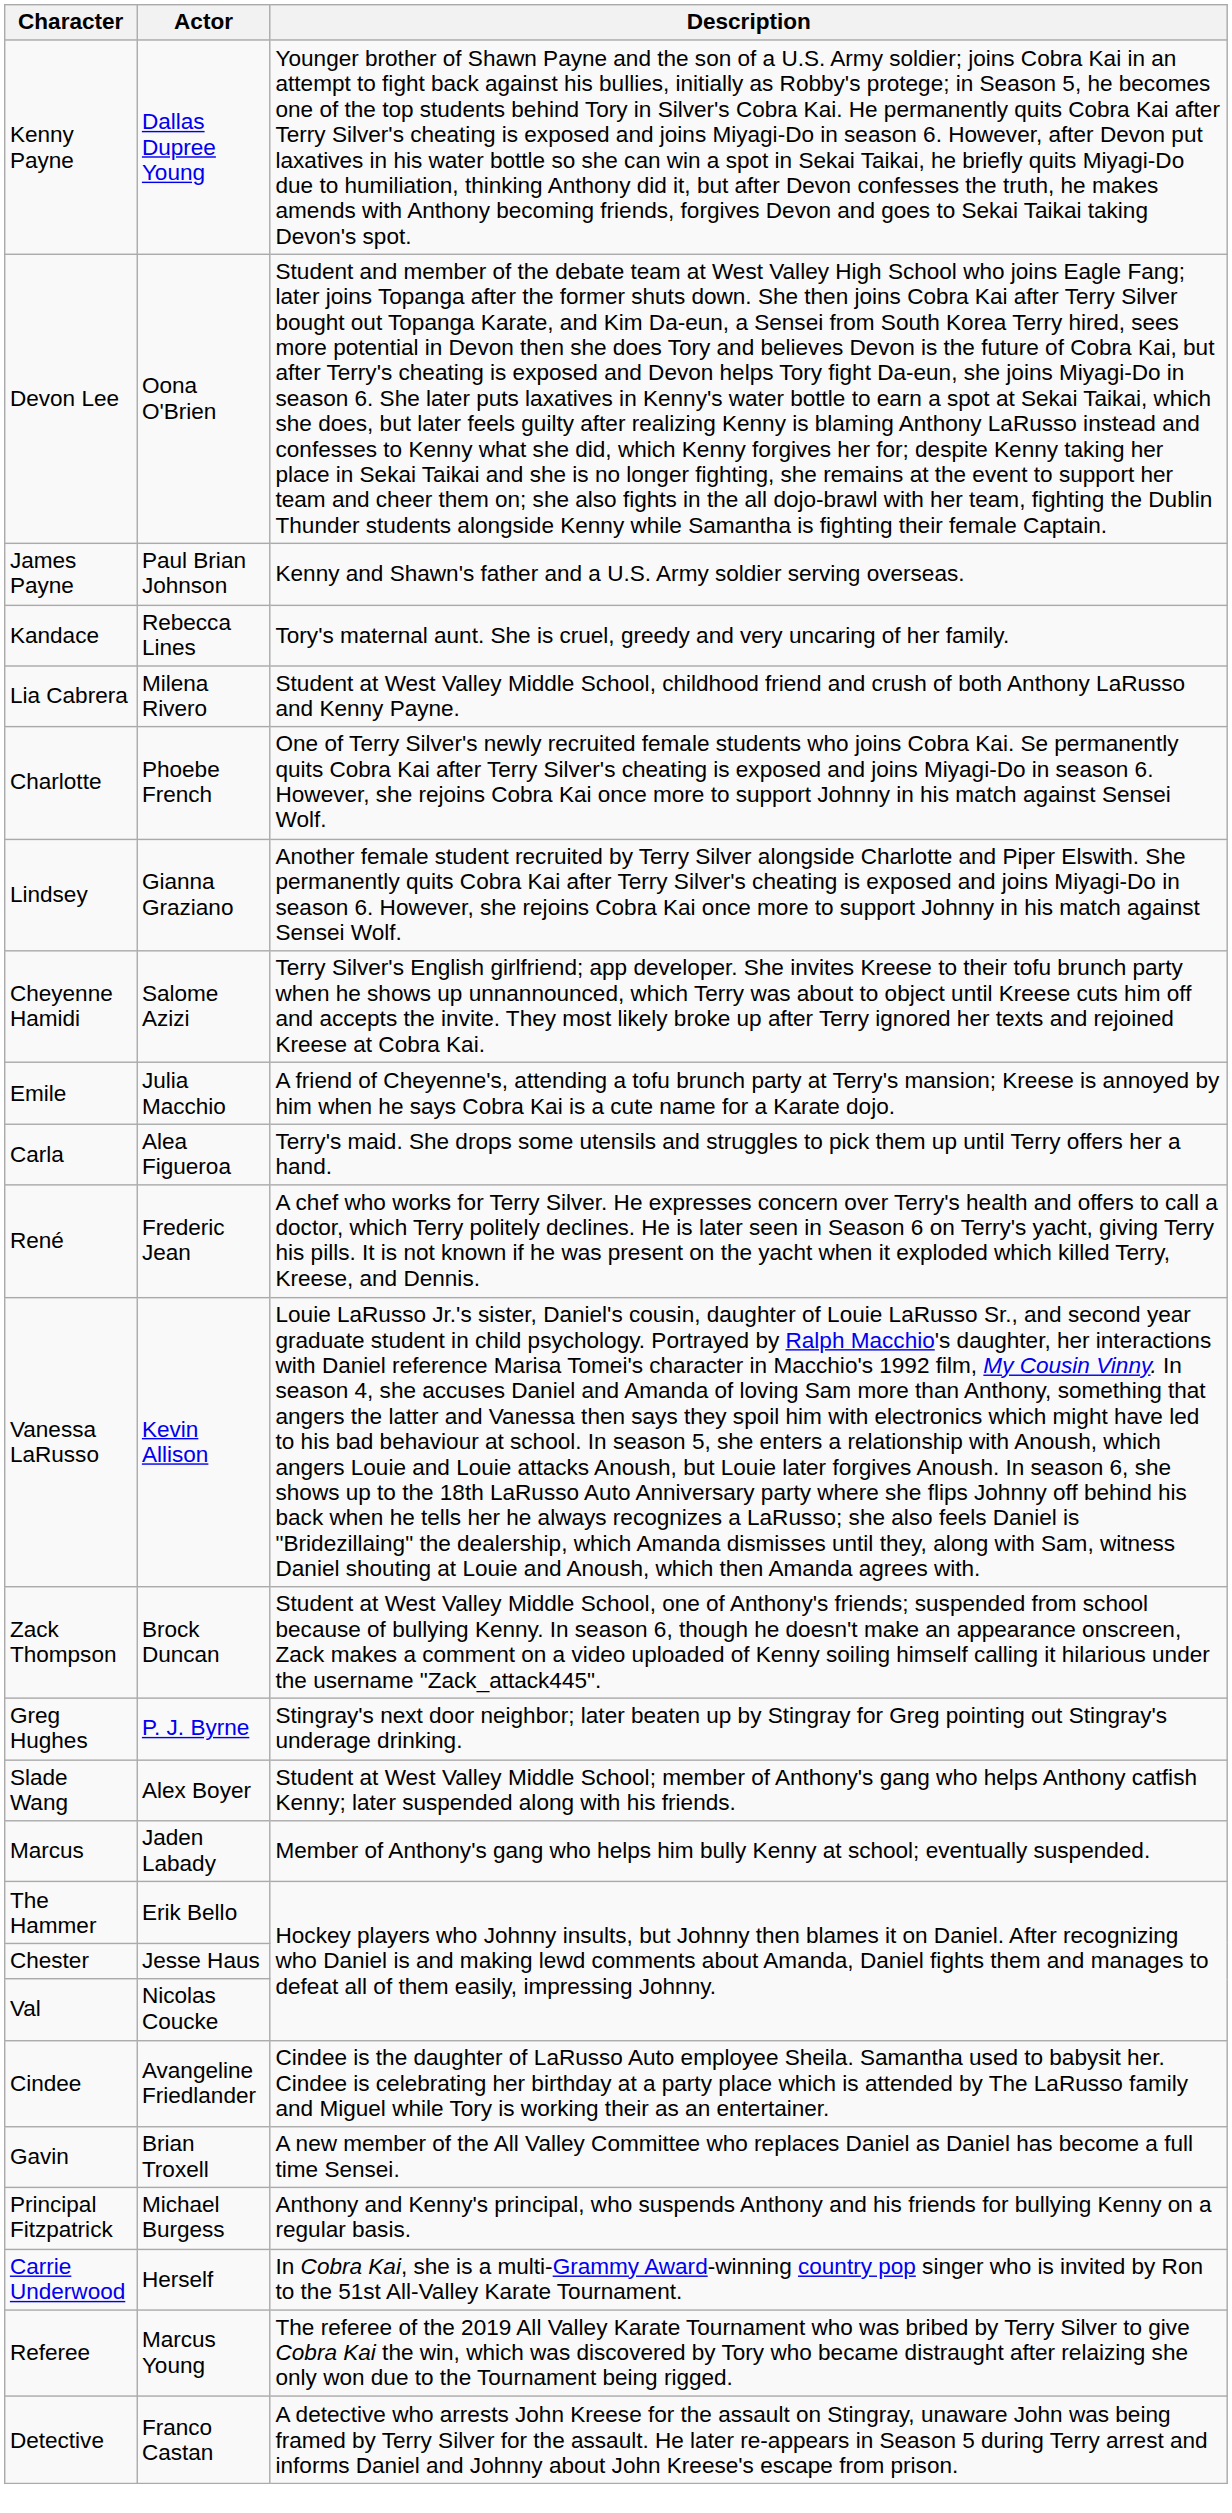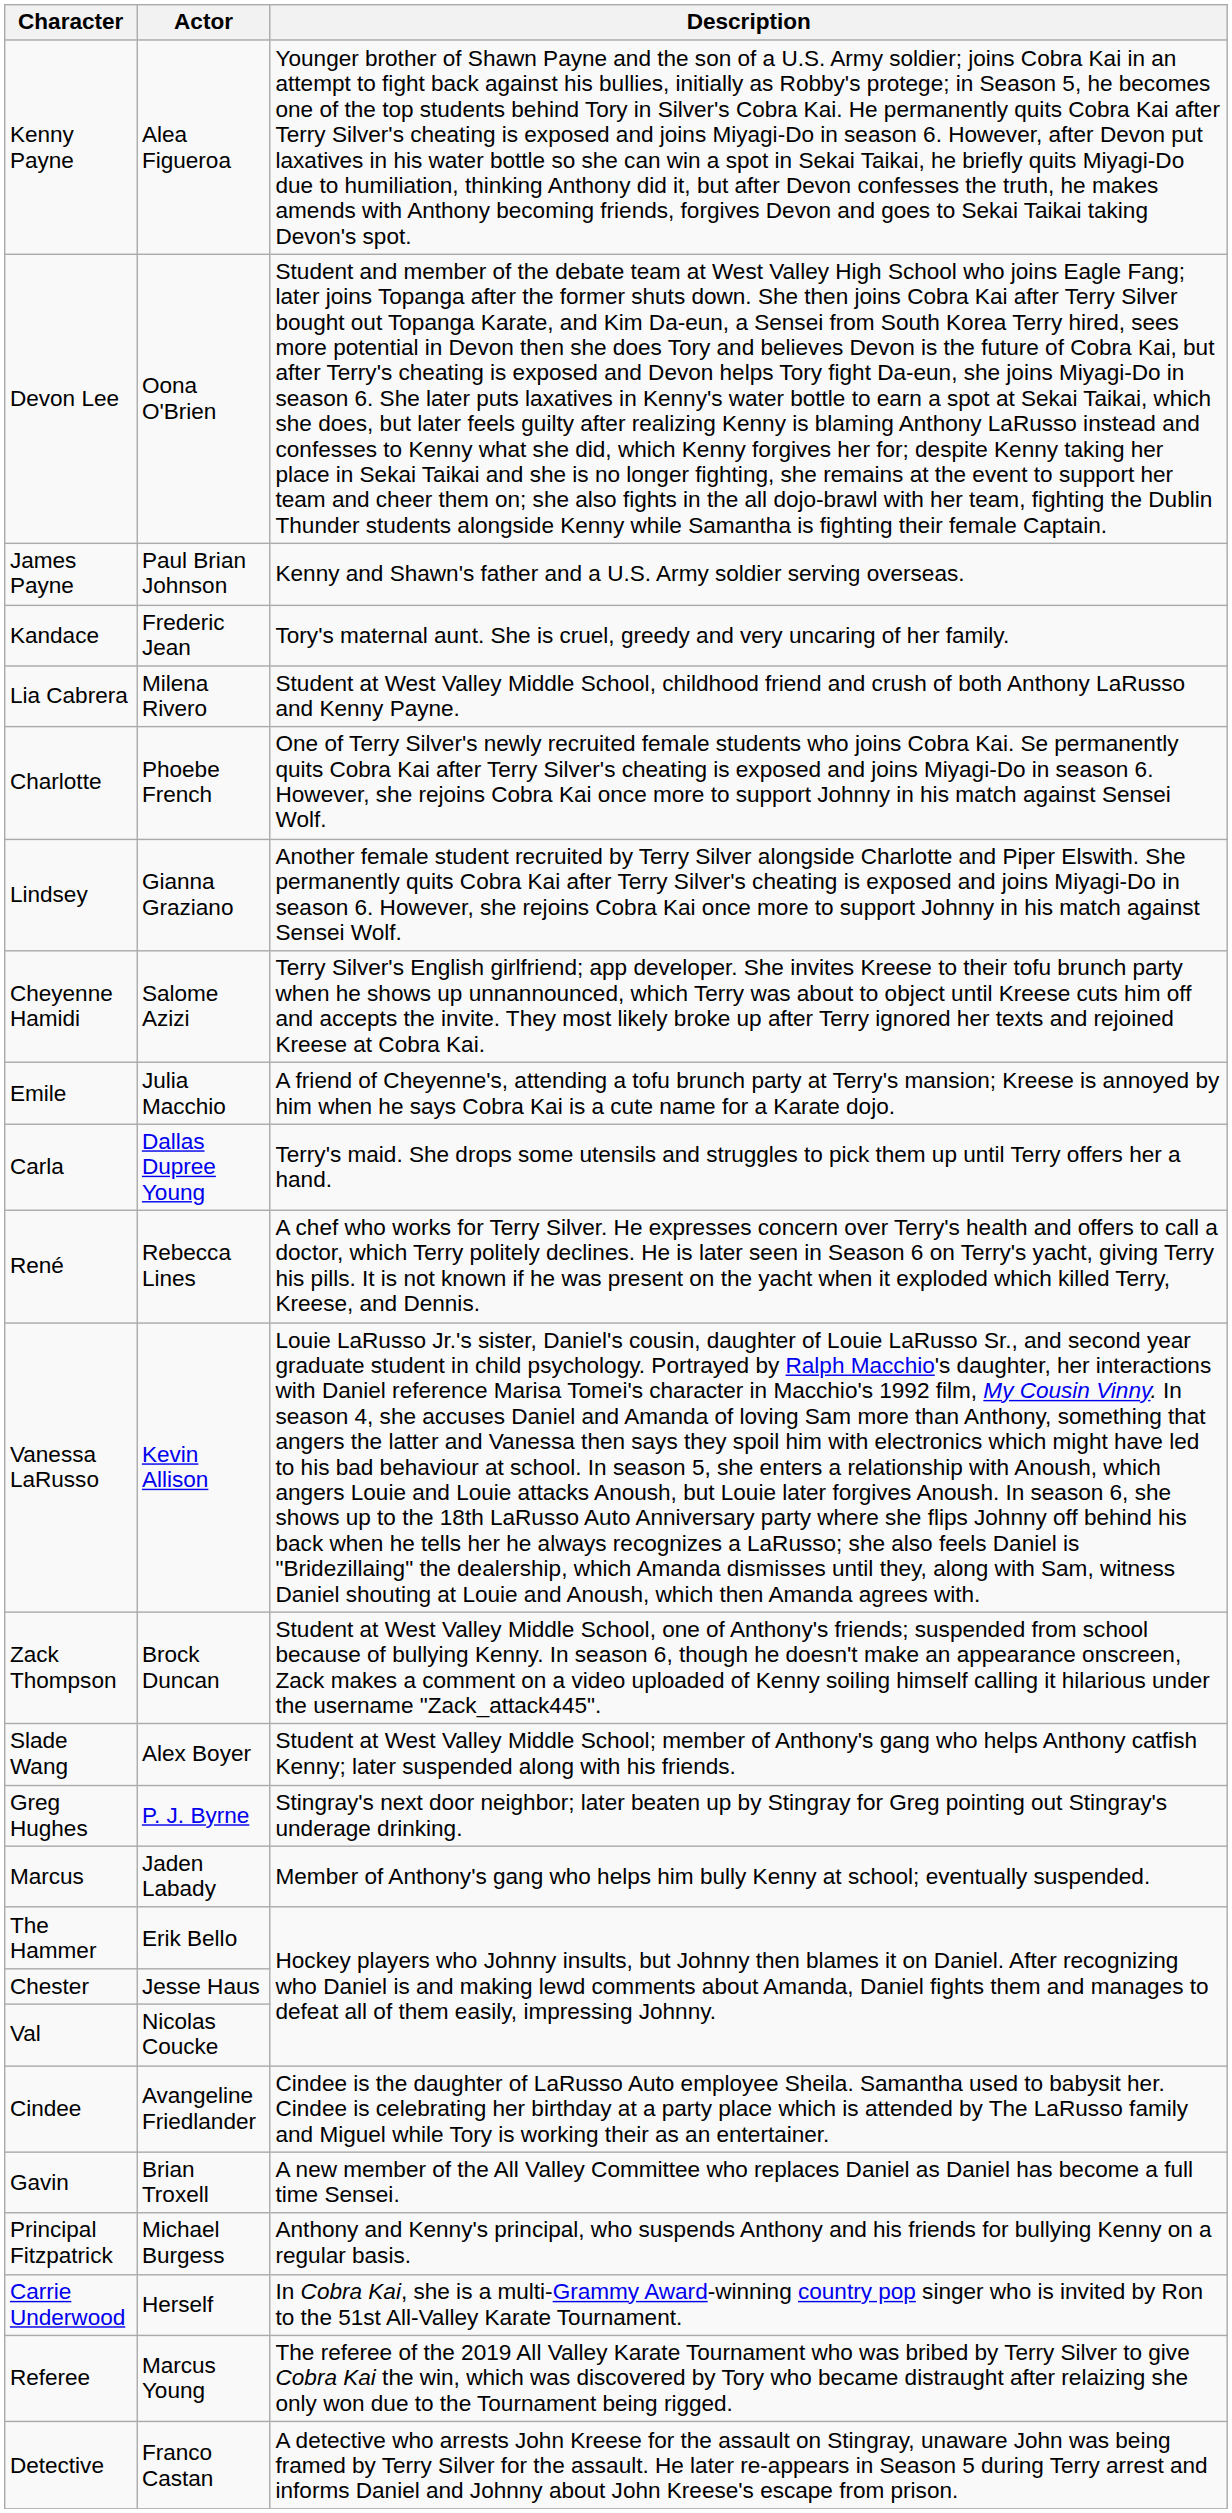(179, 146) Dallas Dupree Young -> (186, 146) Alea Figueroa
(186, 635) Rebecca Lines -> (183, 635) Frederic Jean
(186, 1154) Alea Figueroa -> (179, 1166) Dallas Dupree Young
(183, 1240) Frederic Jean -> (186, 1266) Rebecca Lines
rows swapped: (49, 1728) <-> (39, 1790)
